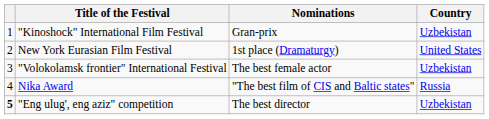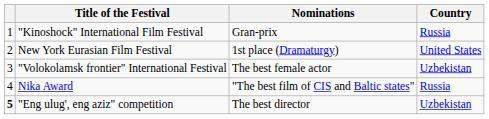(446, 31) Uzbekistan -> (435, 31) Russia
